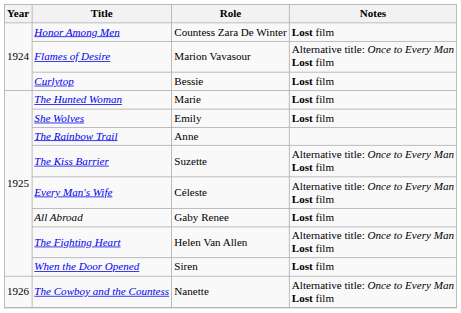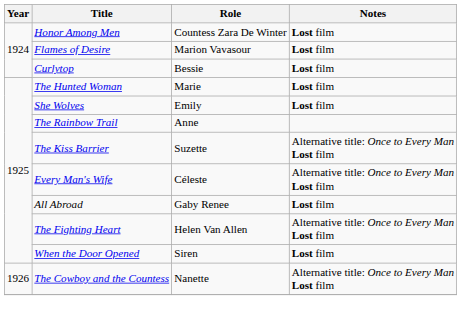(373, 57) Alternative title: Once to Every Man Lost film -> (313, 50) Lost film
